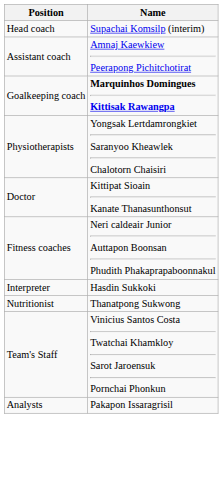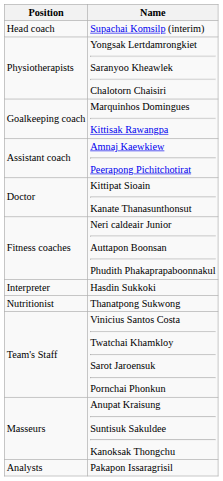rows swapped: (39, 56) <-> (40, 146)
(153, 95) bold -> (153, 118) normal
+ row: (26, 428)
